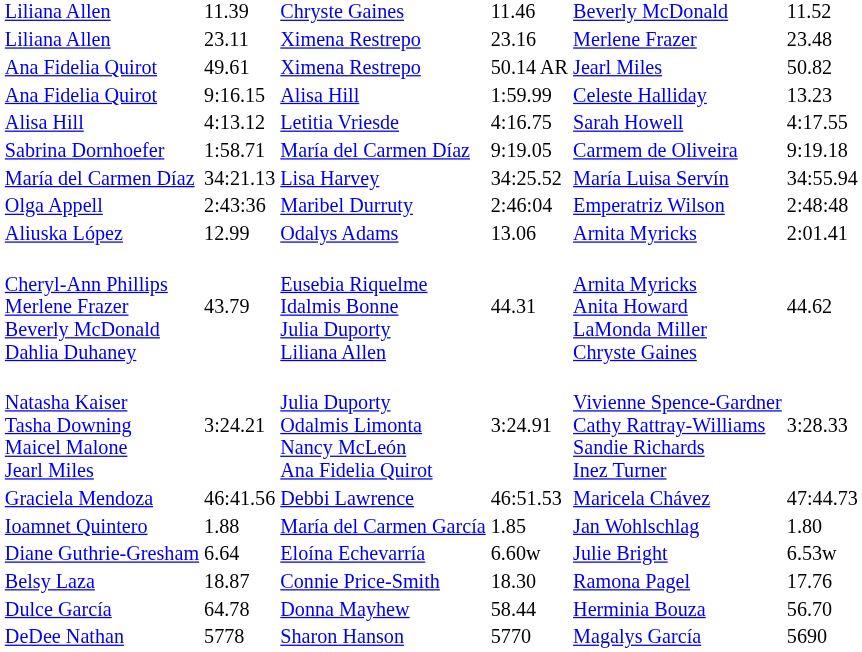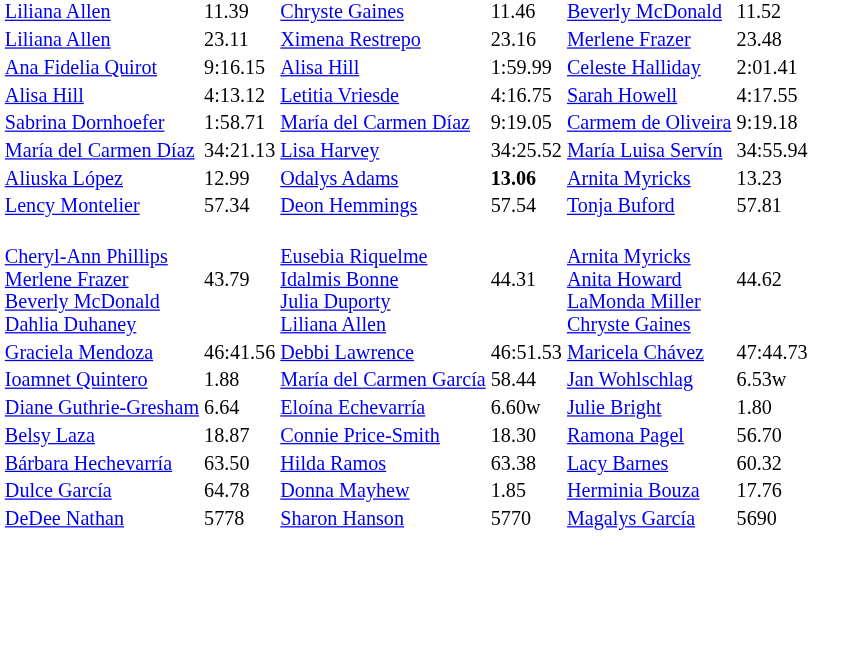- row: (81, 67)
(810, 95) 13.23 -> (767, 67) 2:01.41
- row: (54, 206)
(513, 233) normal -> (513, 178) bold
(817, 233) 2:01.41 -> (759, 178) 13.23
+ row: (72, 206)
- row: (68, 436)
(508, 526) 1.85 -> (513, 379) 58.44
(804, 526) 1.80 -> (761, 379) 6.53w
(812, 553) 6.53w -> (754, 407) 1.80
(810, 581) 17.76 -> (759, 435) 56.70
+ row: (88, 463)
(513, 609) 58.44 -> (508, 490) 1.85
(810, 609) 56.70 -> (759, 490) 17.76
